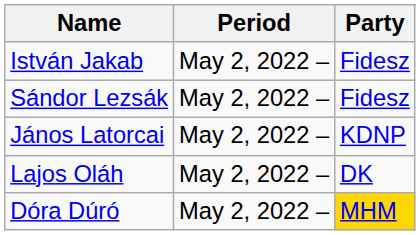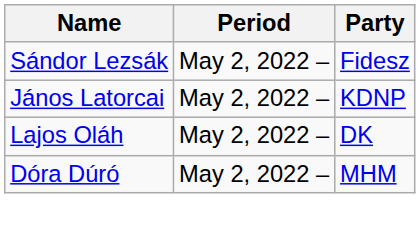- row: (77, 60)
(368, 211) gold background -> (368, 173) no background
